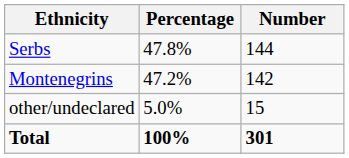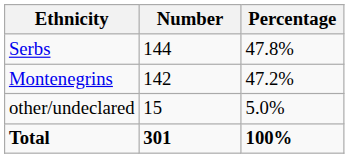columns swapped: (292, 19) <-> (190, 19)
